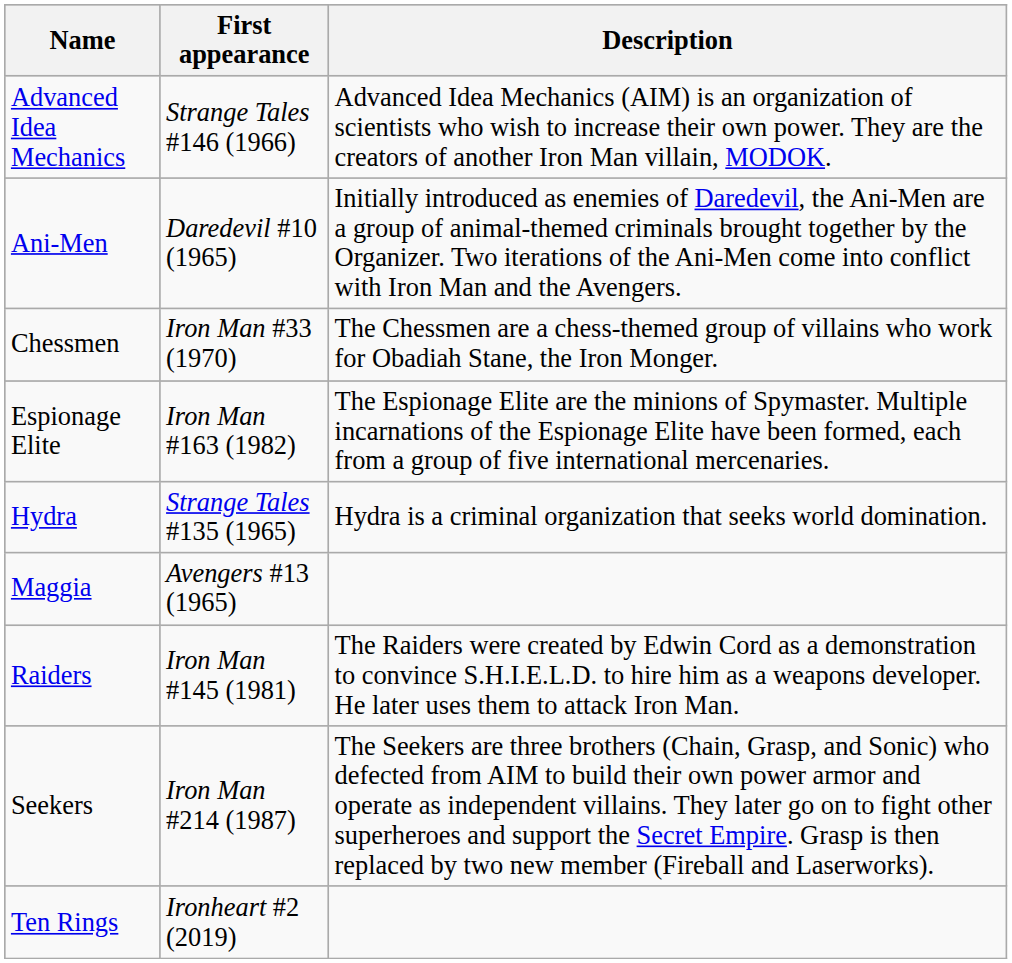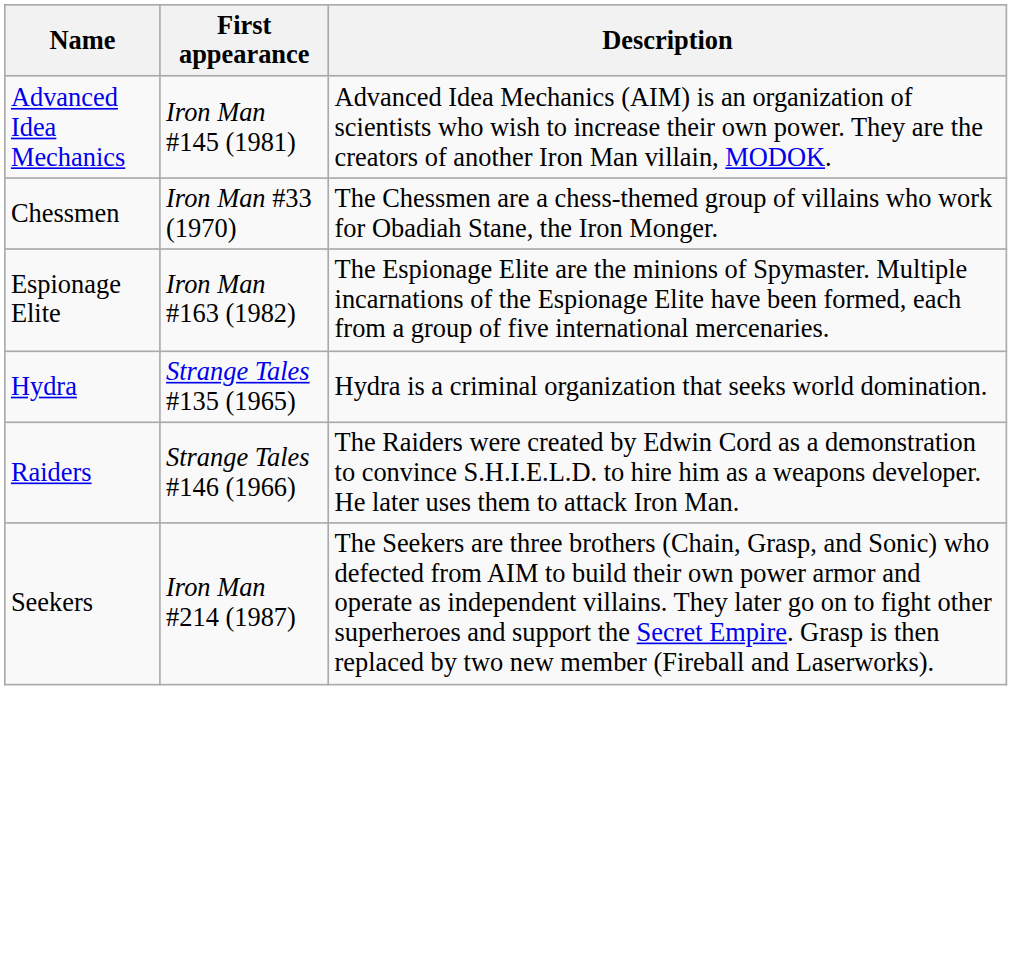(238, 126) Strange Tales #146 (1966) -> (231, 126) Iron Man #145 (1981)
- row: (59, 242)
- row: (51, 588)
(231, 674) Iron Man #145 (1981) -> (238, 472) Strange Tales #146 (1966)
- row: (65, 922)
